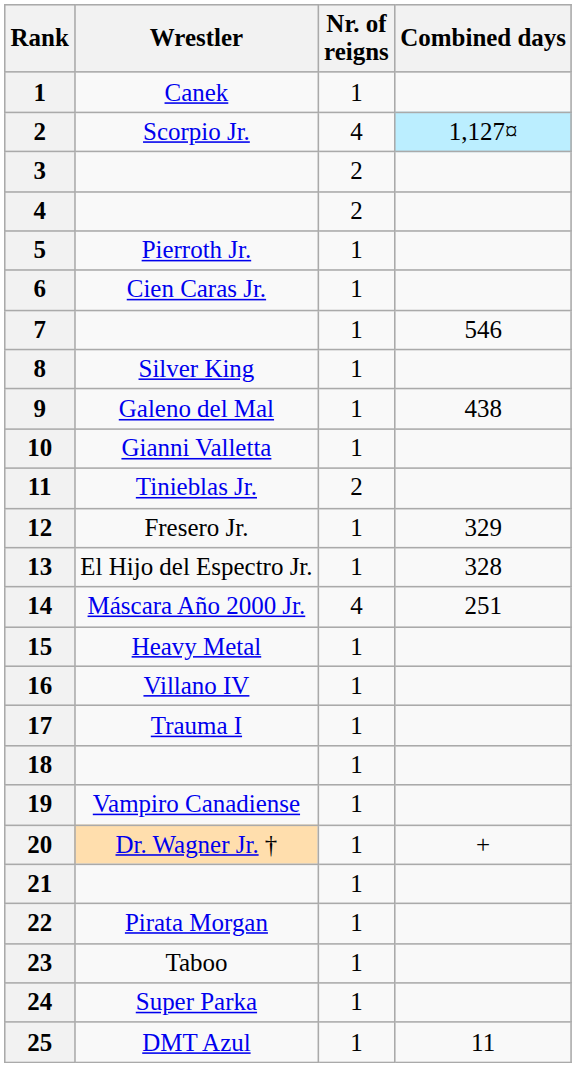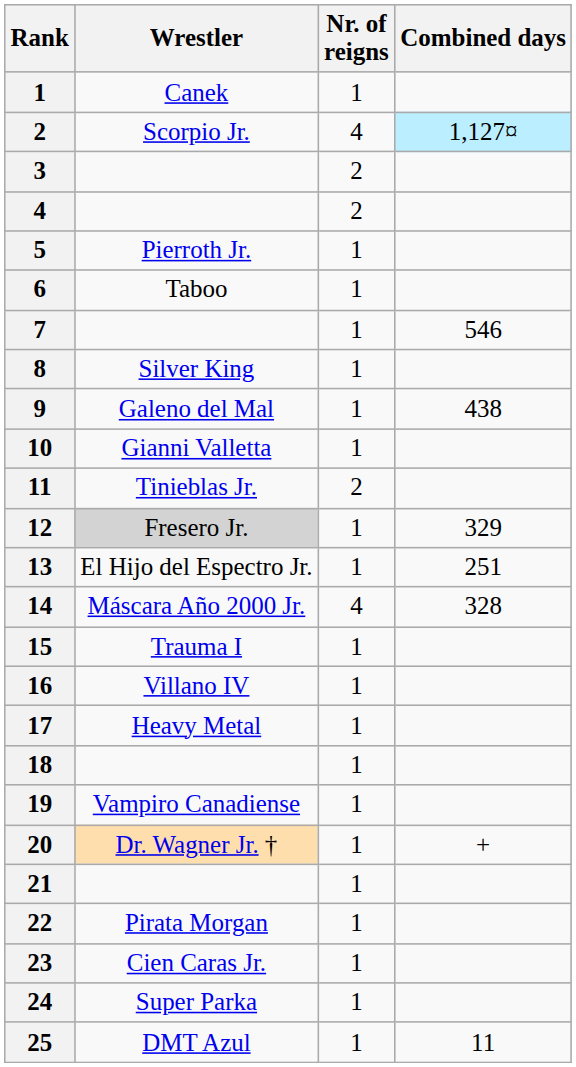(196, 289) Cien Caras Jr. -> (196, 289) Taboo
(196, 527) no background -> (196, 527) lightgrey background
(483, 566) 328 -> (483, 566) 251
(483, 606) 251 -> (483, 606) 328
(196, 646) Heavy Metal -> (196, 646) Trauma I
(196, 725) Trauma I -> (196, 725) Heavy Metal
(196, 962) Taboo -> (196, 962) Cien Caras Jr.
